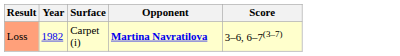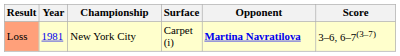+ column: (114, 13)
(52, 36) 1982 -> (52, 36) 1981
